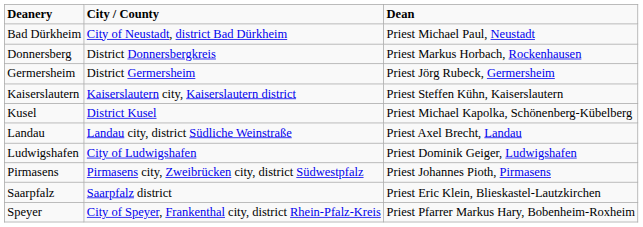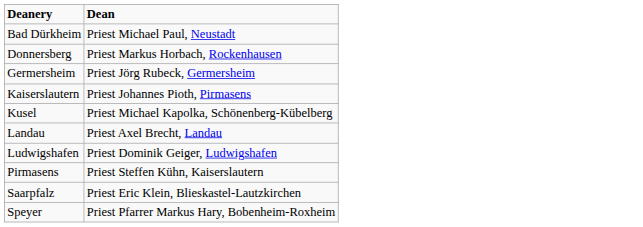- column: (123, 14)
(475, 93) Priest Steffen Kühn, Kaiserslautern -> (169, 93) Priest Johannes Pioth, Pirmasens
(469, 172) Priest Johannes Pioth, Pirmasens -> (175, 172) Priest Steffen Kühn, Kaiserslautern
